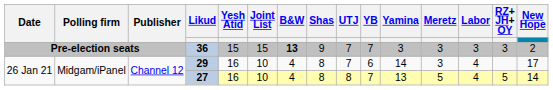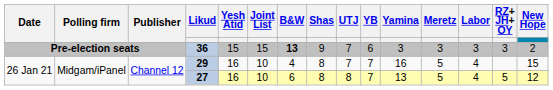(370, 49) 7 -> (370, 49) 6
(370, 64) 6 -> (370, 64) 7
(401, 64) 14 -> (401, 64) 16
(440, 64) 3 -> (440, 64) 5
(533, 64) 17 -> (533, 64) 15
(292, 78) 4 -> (292, 78) 6
(533, 78) 14 -> (533, 78) 12
